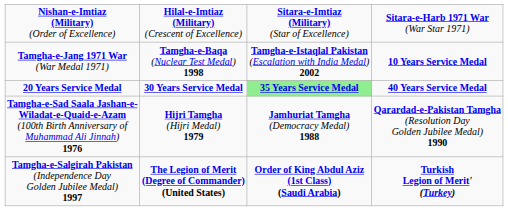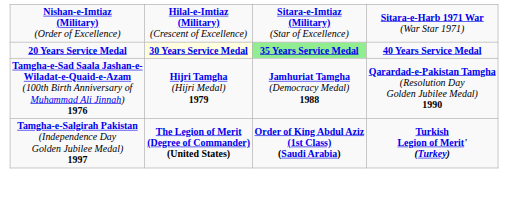- row: (72, 61)
(193, 88) no background -> (199, 50) lightyellow background
